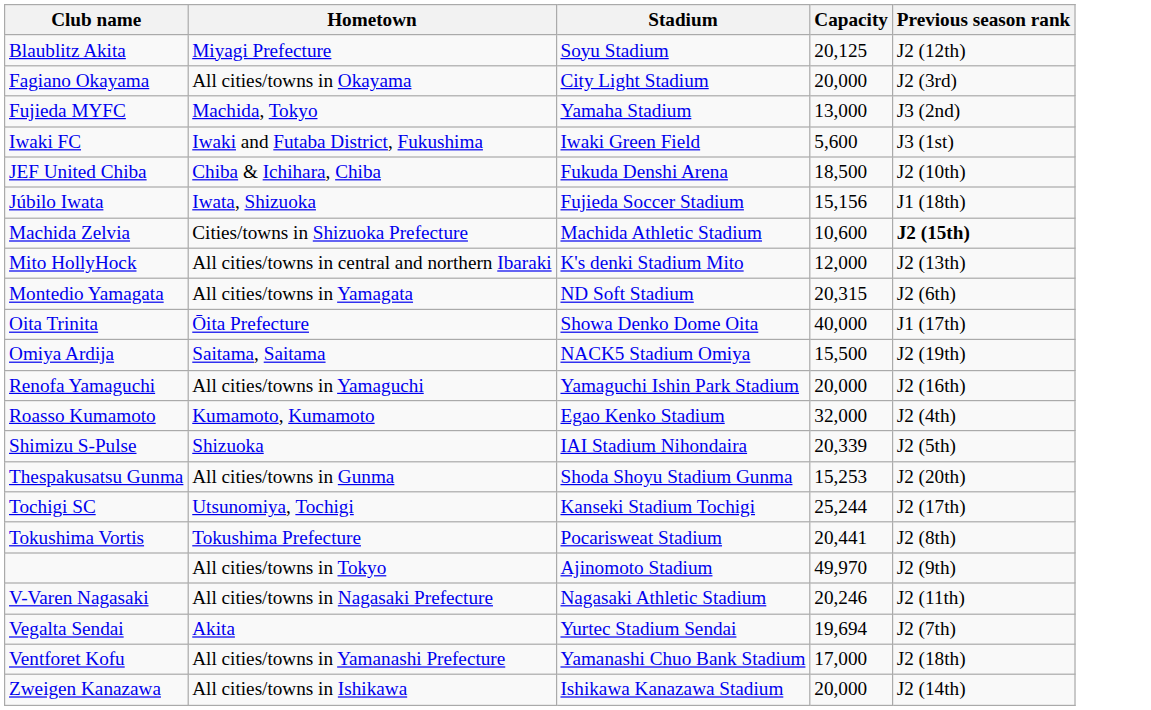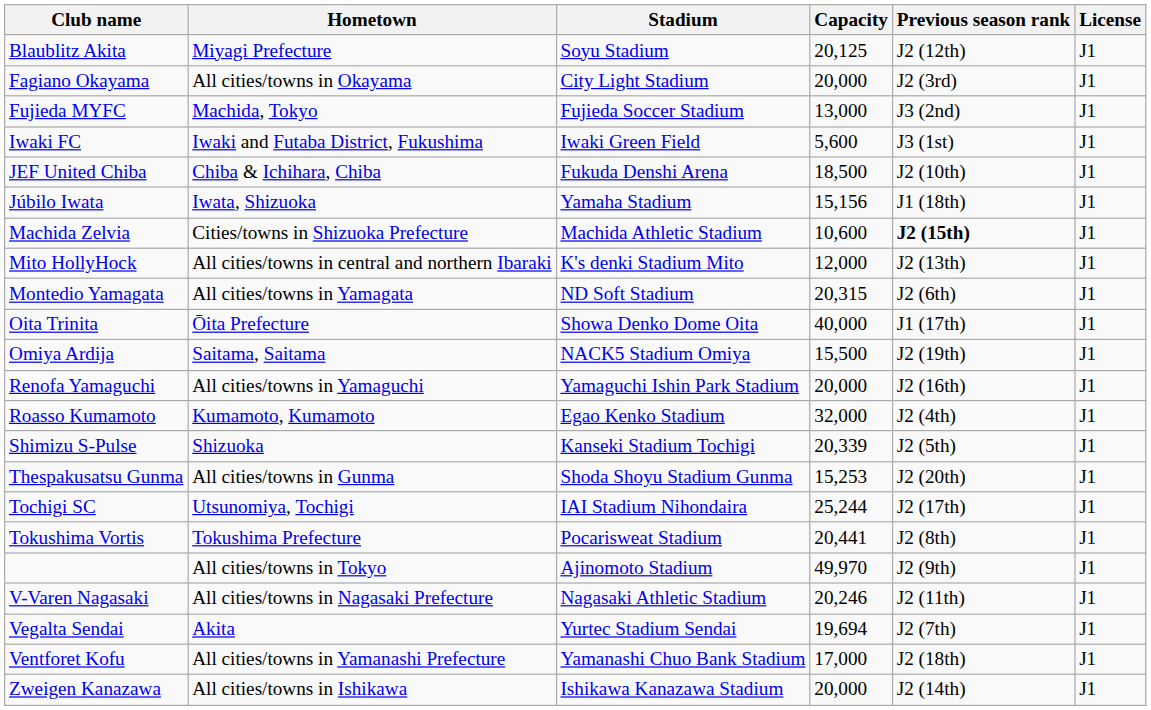+ column: (1110, 19)
(626, 111) Yamaha Stadium -> (652, 111) Fujieda Soccer Stadium
(652, 202) Fujieda Soccer Stadium -> (626, 202) Yamaha Stadium
(654, 446) IAI Stadium Nihondaira -> (658, 446) Kanseki Stadium Tochigi
(658, 506) Kanseki Stadium Tochigi -> (654, 506) IAI Stadium Nihondaira
